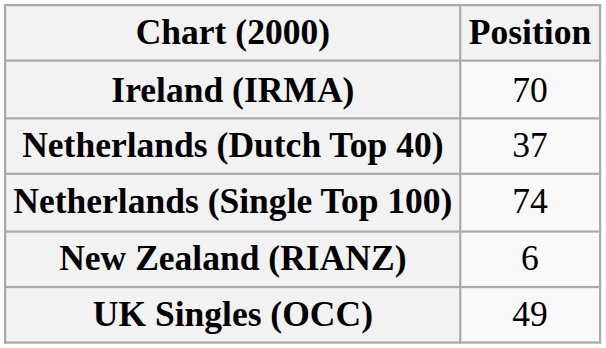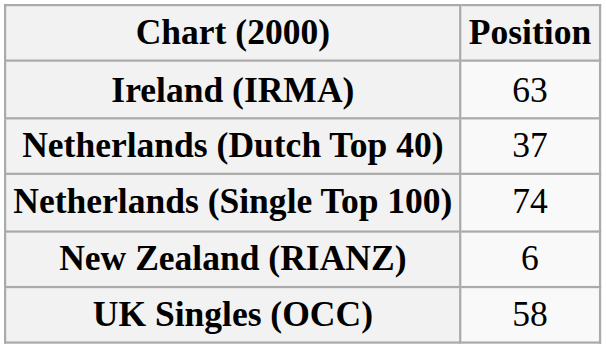(530, 88) 70 -> (530, 88) 63
(530, 314) 49 -> (530, 314) 58
